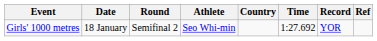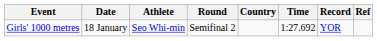columns swapped: (155, 12) <-> (209, 12)
